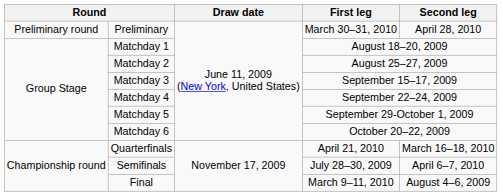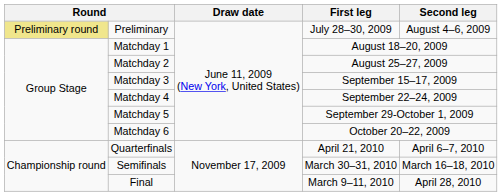(56, 30) no background -> (56, 30) khaki background
(351, 30) March 30–31, 2010 -> (351, 30) July 28–30, 2009
(448, 30) April 28, 2010 -> (448, 30) August 4–6, 2009
(448, 149) March 16–18, 2010 -> (448, 149) April 6–7, 2010
(351, 166) July 28–30, 2009 -> (351, 166) March 30–31, 2010
(448, 166) April 6–7, 2010 -> (448, 166) March 16–18, 2010
(448, 183) August 4–6, 2009 -> (448, 183) April 28, 2010
